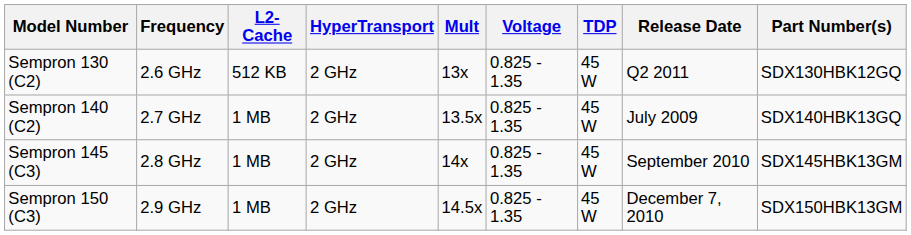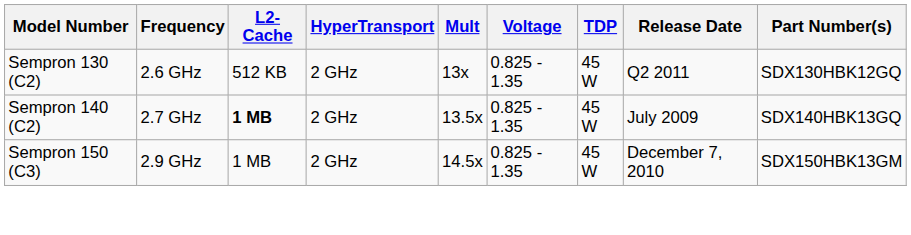(251, 117) normal -> (252, 117) bold
- row: (58, 162)
